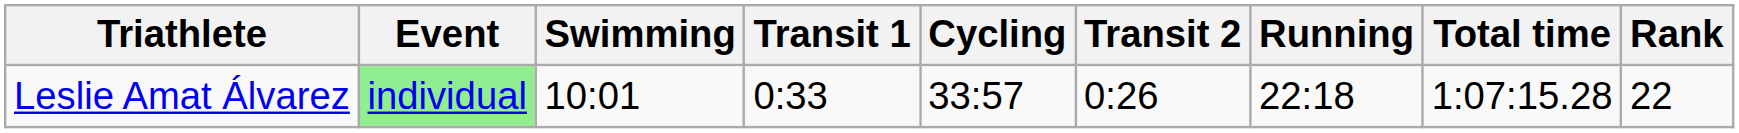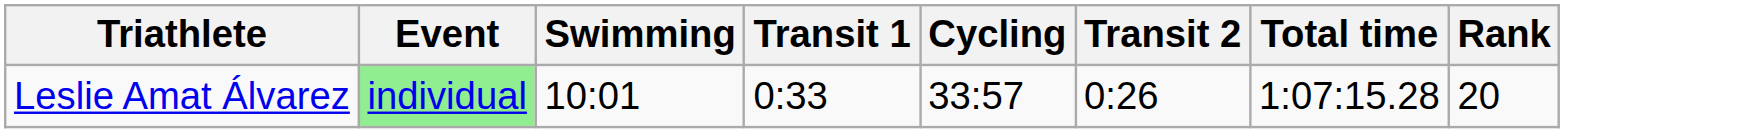- column: (1337, 34)
(1651, 95) 22 -> (1479, 95) 20
